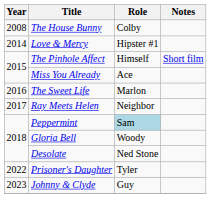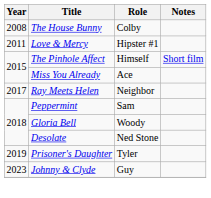(17, 43) 2014 -> (16, 43) 2011
- row: (60, 91)
(126, 122) lightblue background -> (126, 106) no background
(17, 169) 2022 -> (17, 153) 2019
